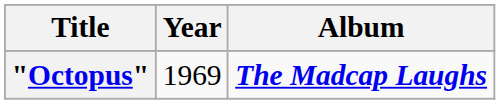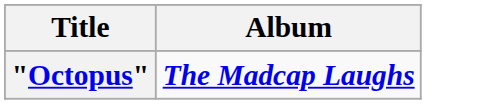- column: (192, 27)
